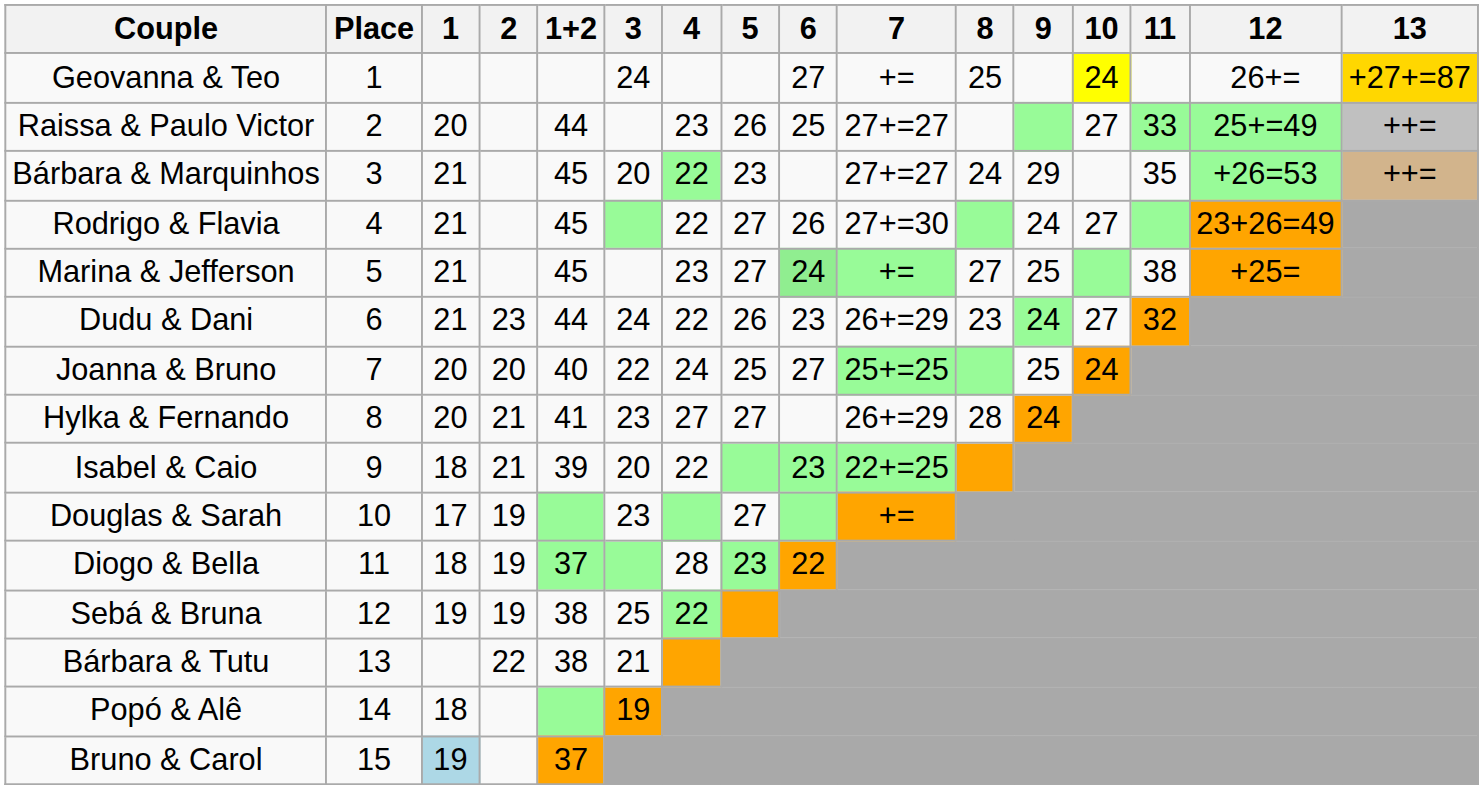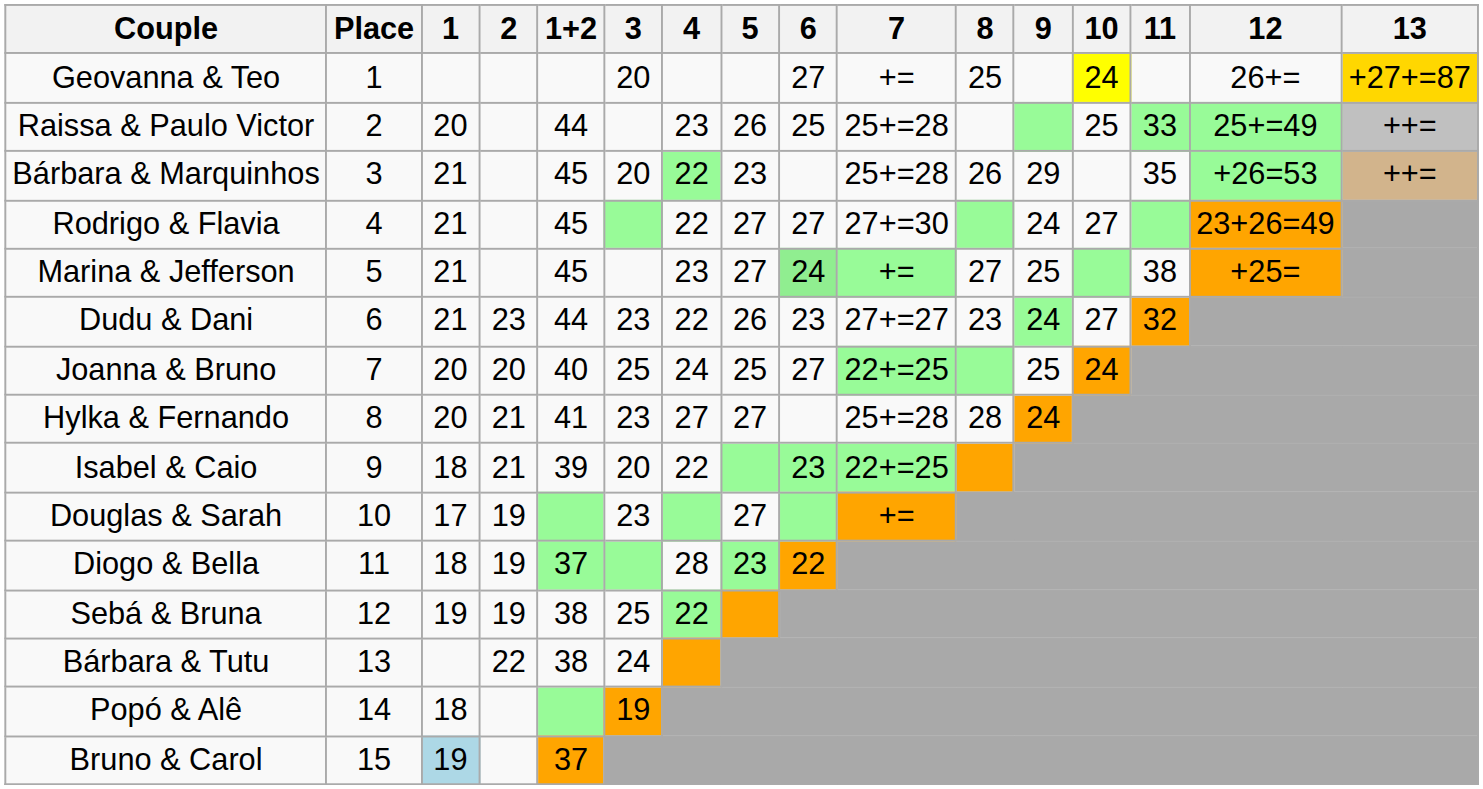(633, 77) 24 -> (633, 77) 20
(897, 126) 27+=27 -> (897, 126) 25+=28
(1102, 126) 27 -> (1102, 126) 25
(897, 175) 27+=27 -> (897, 175) 25+=28
(985, 175) 24 -> (985, 175) 26
(808, 223) 26 -> (808, 223) 27
(633, 321) 24 -> (633, 321) 23
(897, 321) 26+=29 -> (897, 321) 27+=27
(633, 369) 22 -> (633, 369) 25
(897, 369) 25+=25 -> (897, 369) 22+=25
(897, 418) 26+=29 -> (897, 418) 25+=28
(633, 662) 21 -> (633, 662) 24
